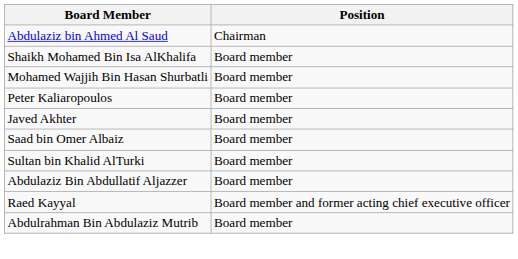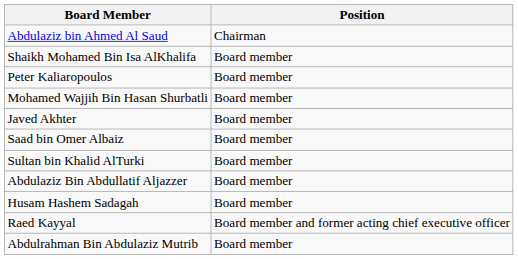rows swapped: (108, 77) <-> (60, 98)
+ row: (73, 202)
